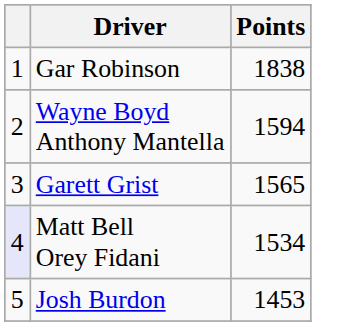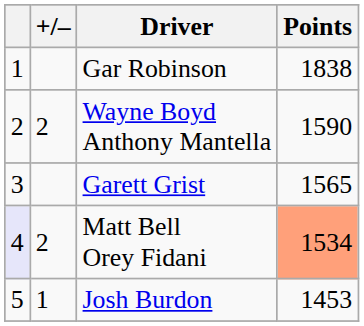+ column: (53, 25)
(279, 126) 1594 -> (326, 126) 1590
(279, 242) no background -> (326, 242) lightsalmon background
